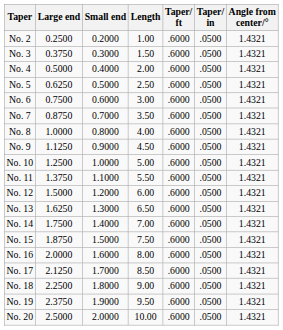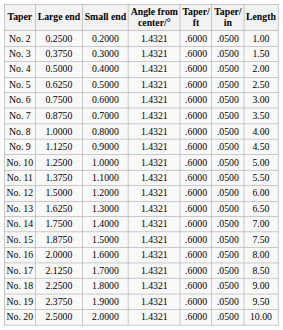columns swapped: (146, 17) <-> (252, 17)
